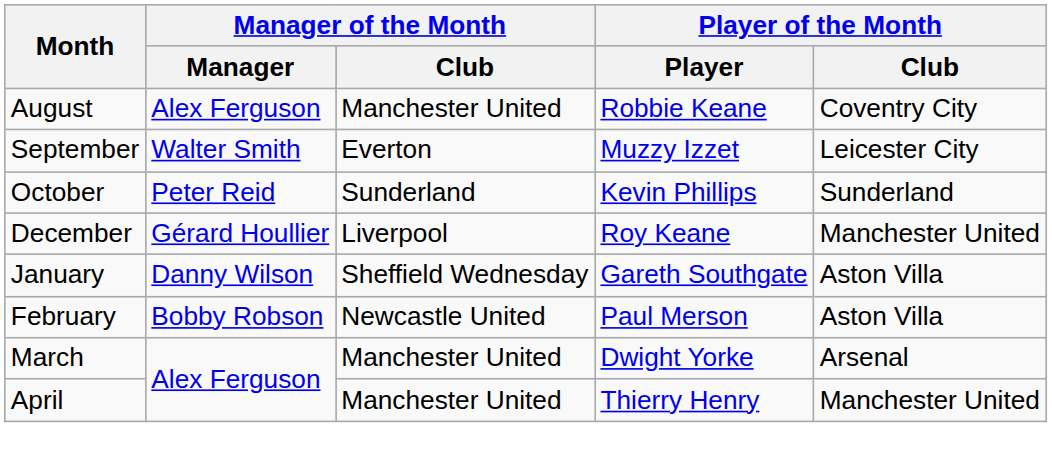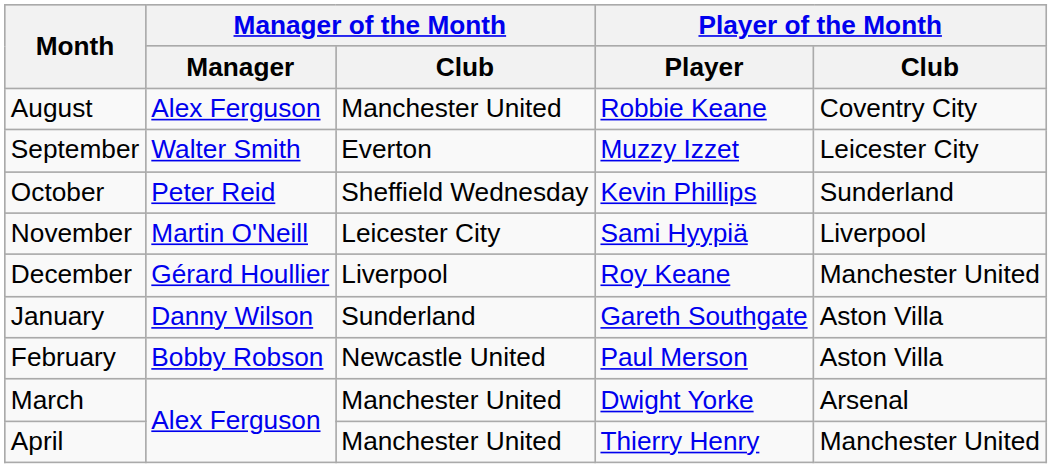(408, 191) Sunderland -> (465, 191) Sheffield Wednesday
+ row: (71, 233)
(465, 274) Sheffield Wednesday -> (408, 316) Sunderland
